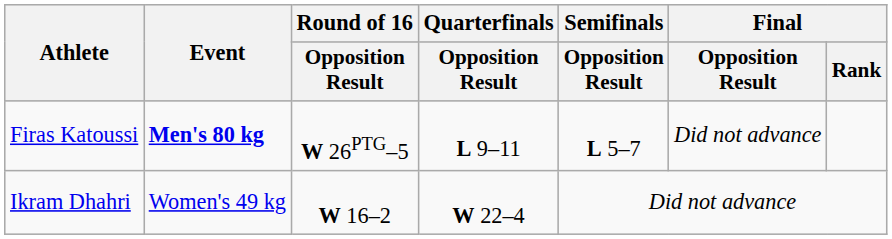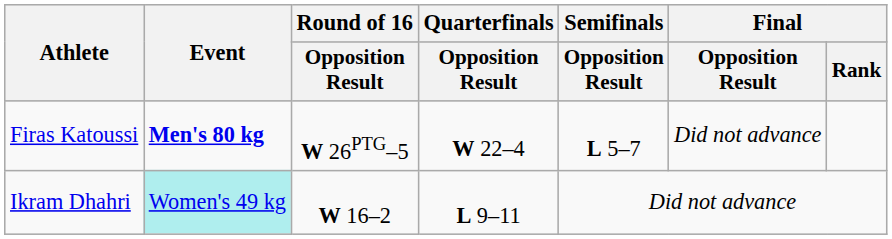(489, 149) L 9–11 -> (489, 149) W 22–4
(217, 201) no background -> (217, 201) paleturquoise background
(489, 215) W 22–4 -> (489, 215) L 9–11
